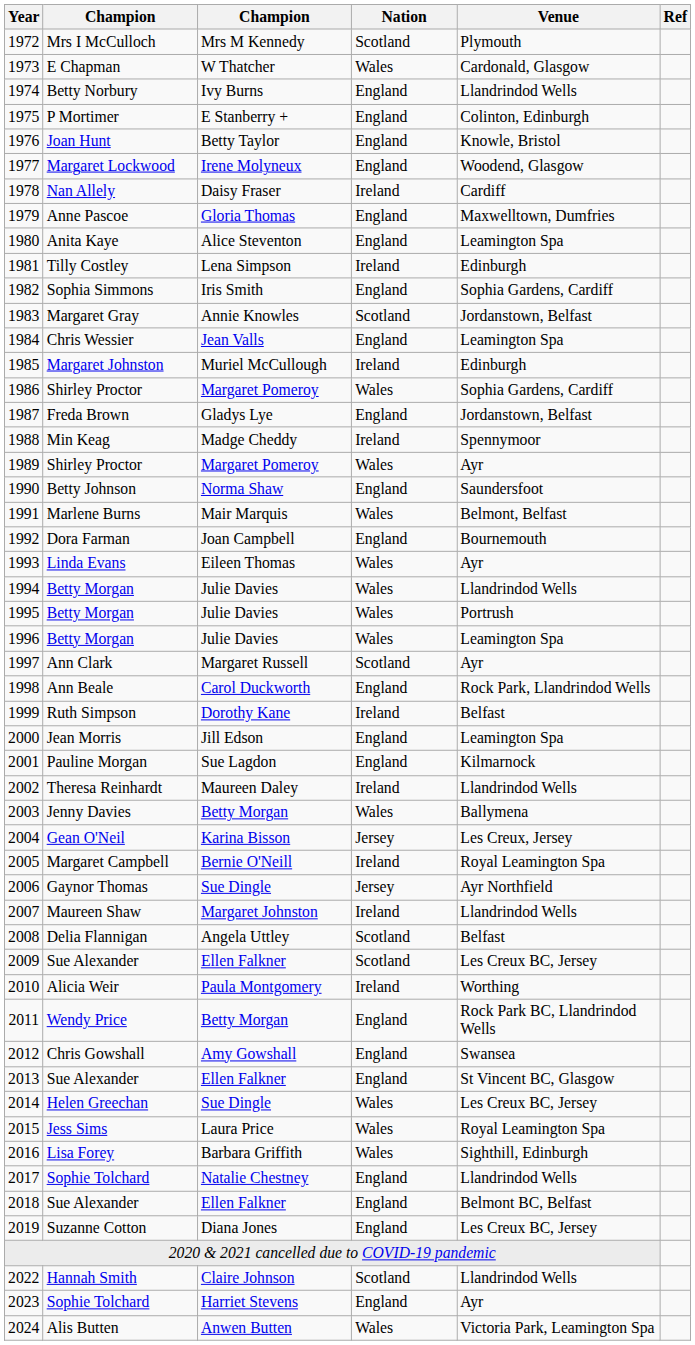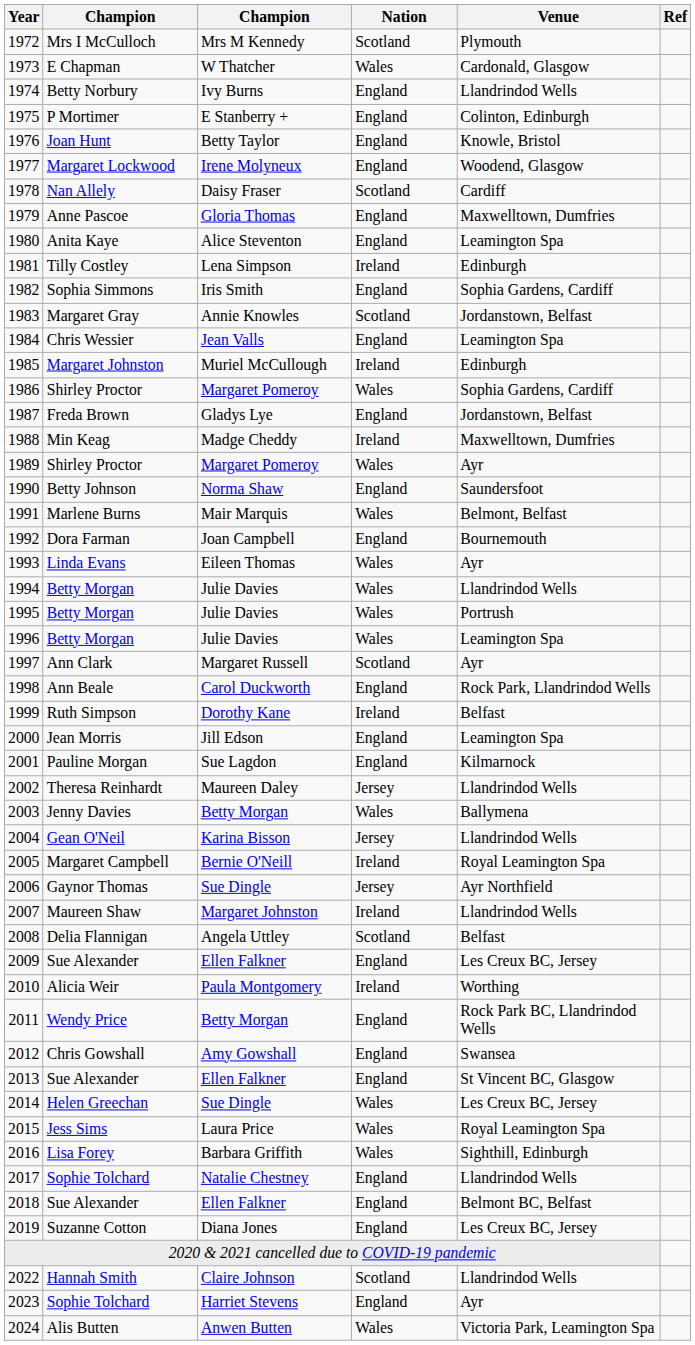(377, 191) Ireland -> (383, 191) Scotland
(500, 439) Spennymoor -> (537, 439) Maxwelltown, Dumfries
(377, 787) Ireland -> (375, 787) Jersey
(516, 837) Les Creux, Jersey -> (519, 837) Llandrindod Wells
(383, 961) Scotland -> (381, 961) England
